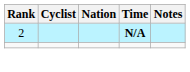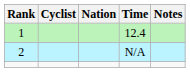+ row: (21, 33)
(135, 33) bold -> (135, 52) normal
